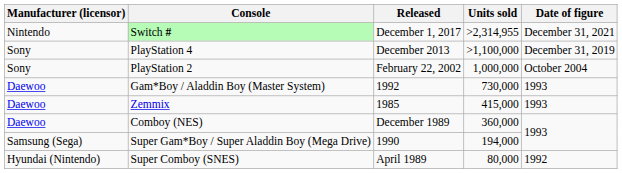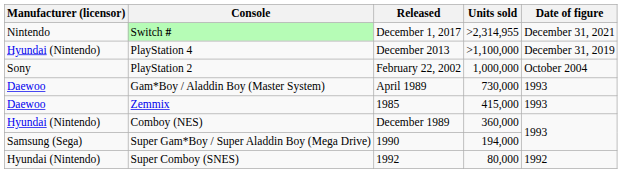(19, 50) Sony -> (54, 50) Hyundai (Nintendo)
(388, 86) 1992 -> (401, 86) April 1989
(26, 123) Daewoo -> (54, 123) Hyundai (Nintendo)
(401, 159) April 1989 -> (388, 159) 1992
